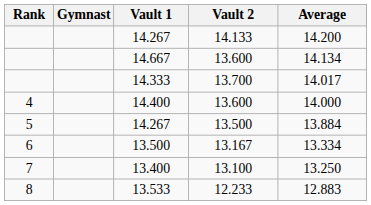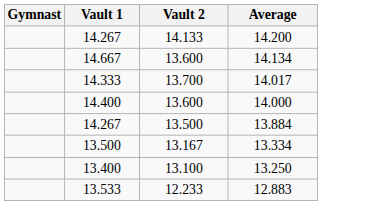- column: (29, 15)
